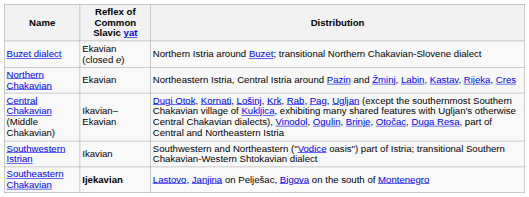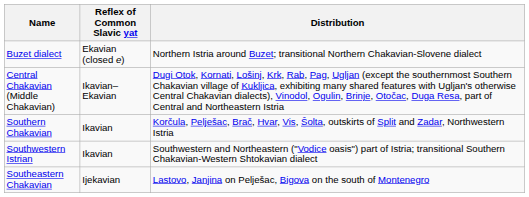- row: (29, 80)
+ row: (29, 127)
(103, 180) bold -> (101, 180) normal
